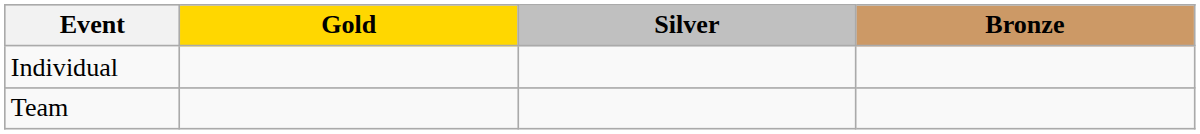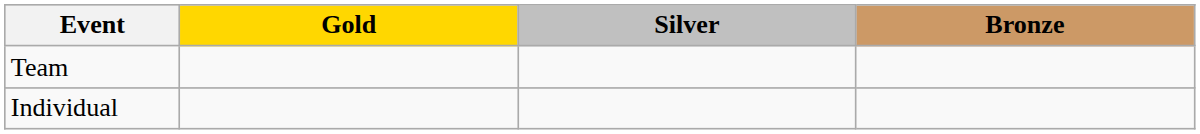rows swapped: (64, 66) <-> (40, 107)
